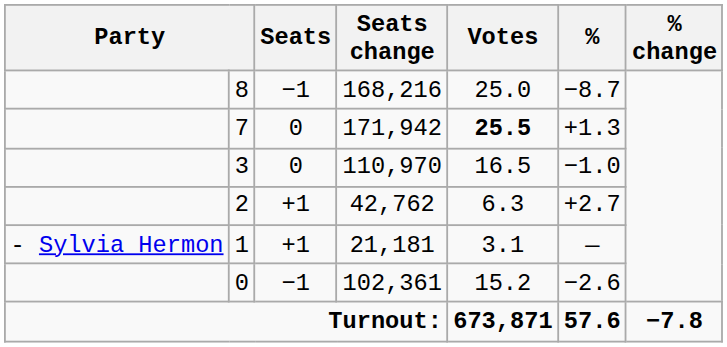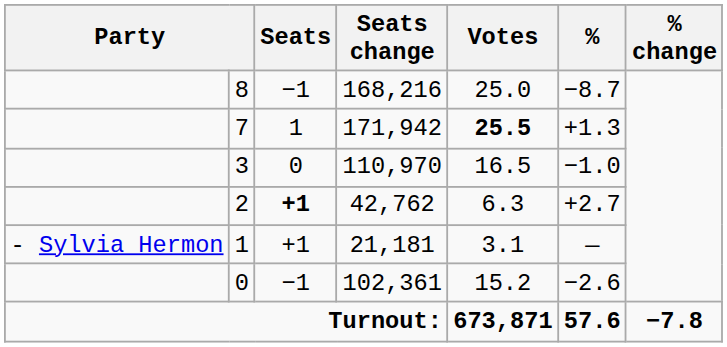(296, 129) 0 -> (296, 129) 1
(296, 206) normal -> (296, 206) bold
